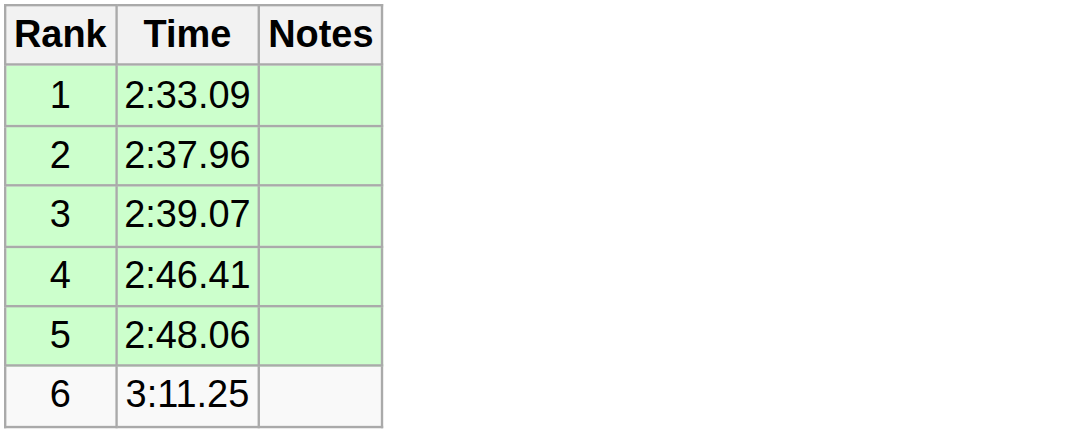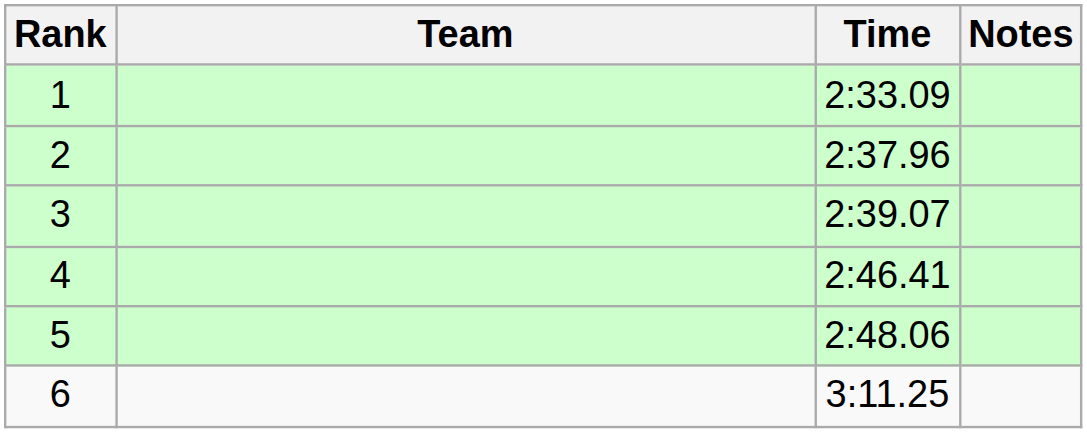+ column: (465, 34)
